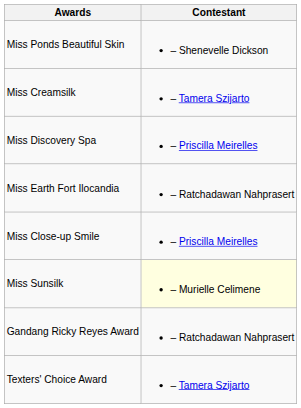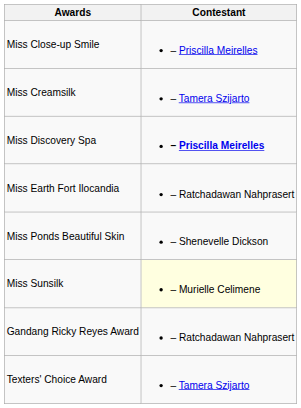rows swapped: (53, 236) <-> (66, 45)
(219, 146) normal -> (219, 146) bold
